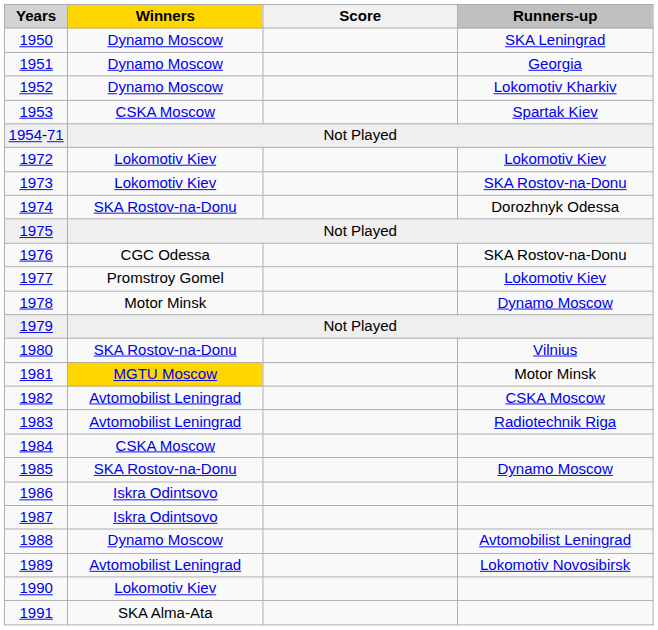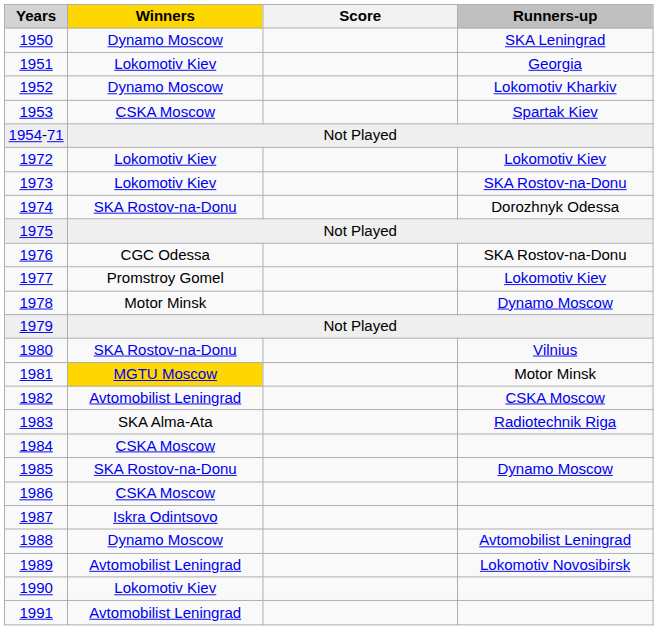(165, 64) Dynamo Moscow -> (165, 64) Lokomotiv Kiev
(165, 421) Avtomobilist Leningrad -> (165, 421) SKA Alma-Ata
(165, 493) Iskra Odintsovo -> (165, 493) CSKA Moscow
(165, 612) SKA Alma-Ata -> (165, 612) Avtomobilist Leningrad
